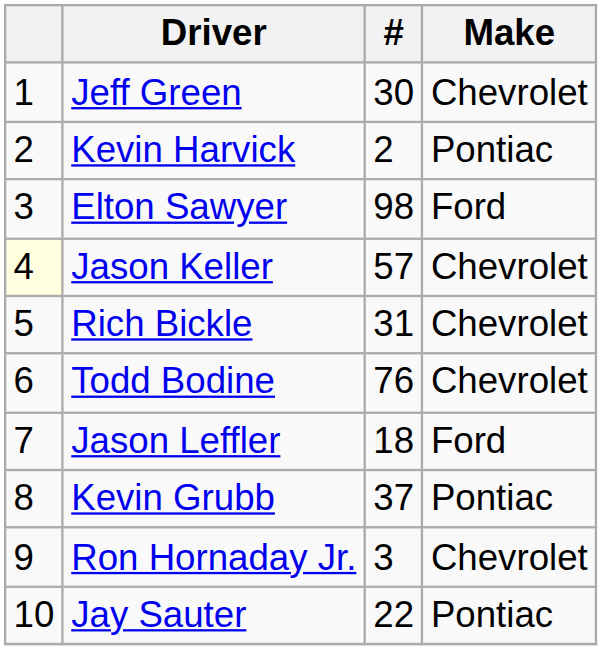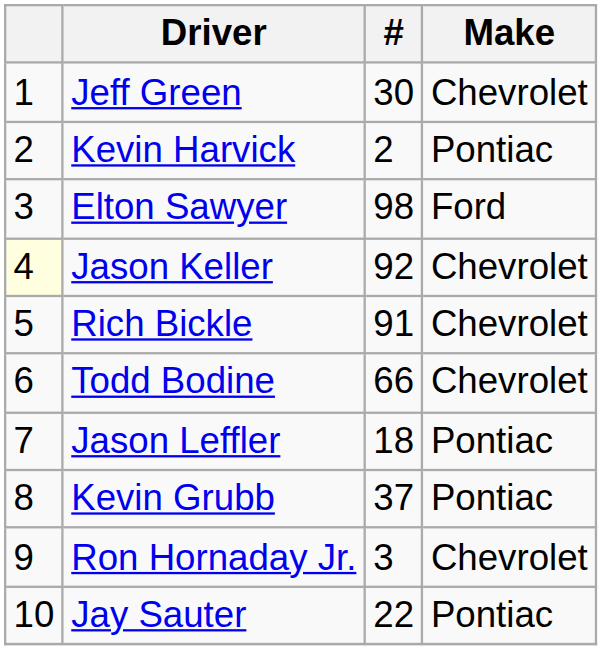(394, 265) 57 -> (394, 265) 92
(394, 324) 31 -> (394, 324) 91
(394, 382) 76 -> (394, 382) 66
(469, 440) Ford -> (492, 440) Pontiac
